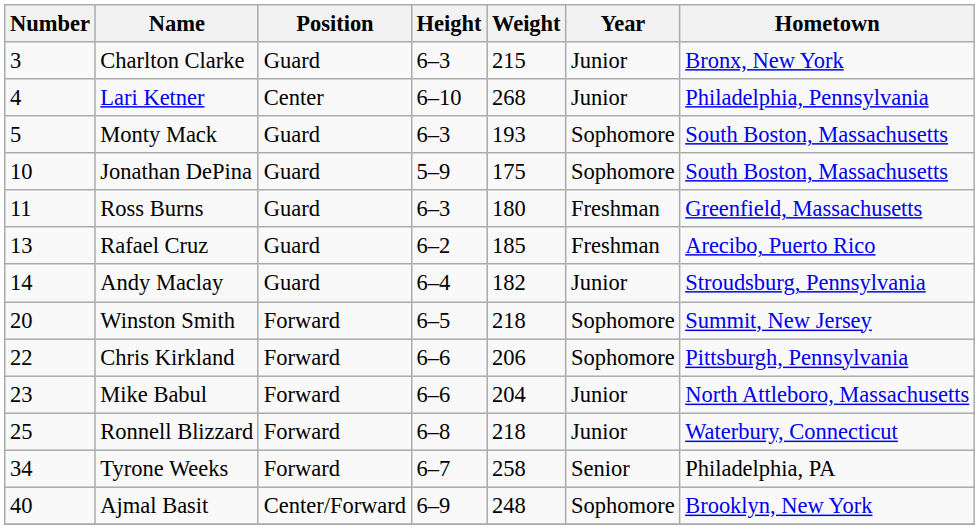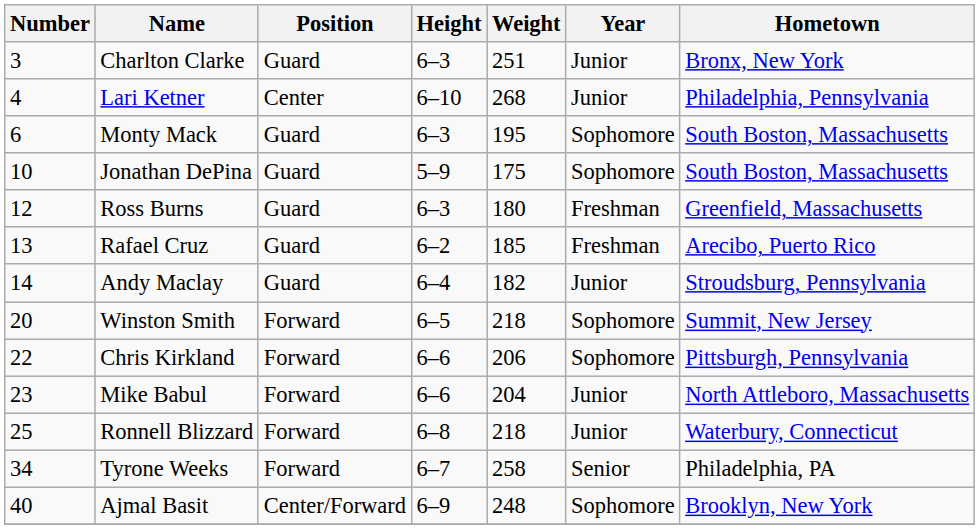(509, 60) 215 -> (509, 60) 251
(16, 134) 5 -> (16, 134) 6
(509, 134) 193 -> (509, 134) 195
(21, 208) 11 -> (21, 208) 12
